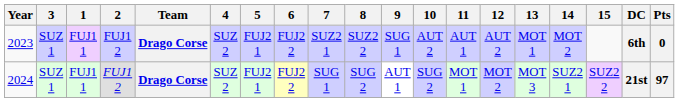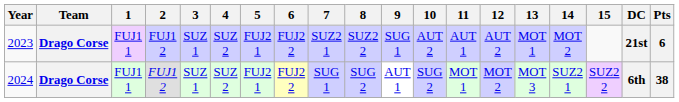columns swapped: (173, 14) <-> (51, 14)
(637, 43) 6th -> (637, 43) 21st
(662, 43) 0 -> (662, 43) 6
(637, 79) 21st -> (637, 79) 6th
(662, 79) 97 -> (662, 79) 38
